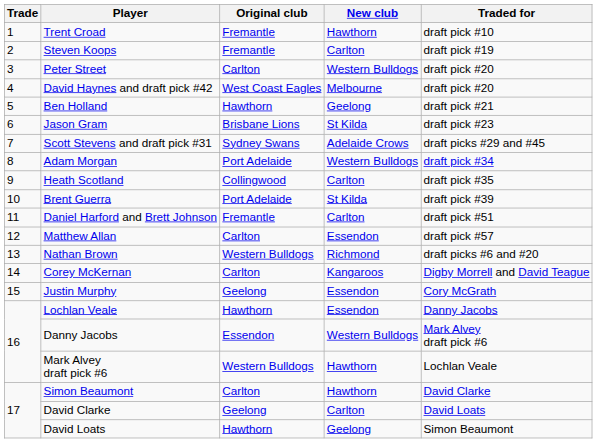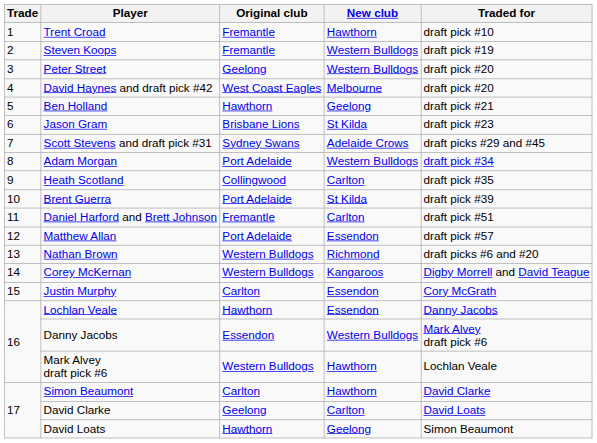(346, 50) Carlton -> (373, 50) Western Bulldogs
(241, 69) Carlton -> (244, 69) Geelong
(241, 236) Carlton -> (257, 236) Port Adelaide
(241, 273) Carlton -> (268, 273) Western Bulldogs
(244, 291) Geelong -> (241, 291) Carlton
